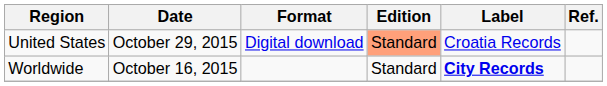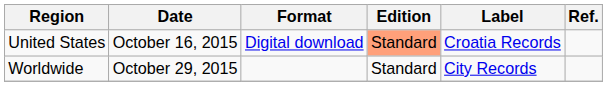(175, 42) October 29, 2015 -> (175, 42) October 16, 2015
(175, 68) October 16, 2015 -> (175, 68) October 29, 2015
(494, 68) bold -> (490, 68) normal
